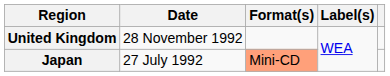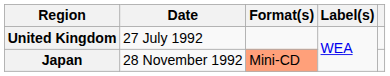(183, 37) 28 November 1992 -> (163, 37) 27 July 1992
(163, 60) 27 July 1992 -> (183, 60) 28 November 1992
